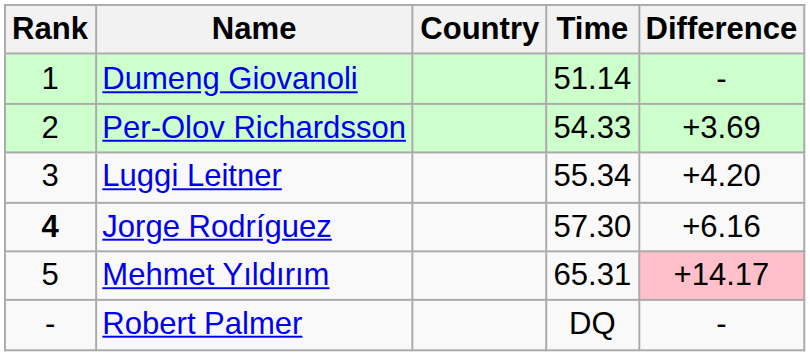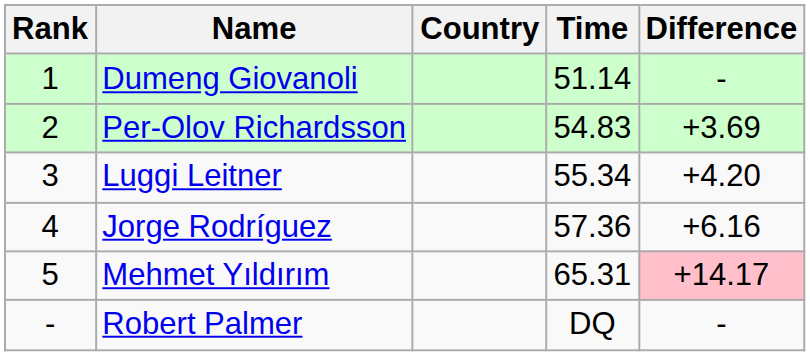(592, 127) 54.33 -> (592, 127) 54.83
(50, 226) bold -> (50, 226) normal
(592, 226) 57.30 -> (592, 226) 57.36
